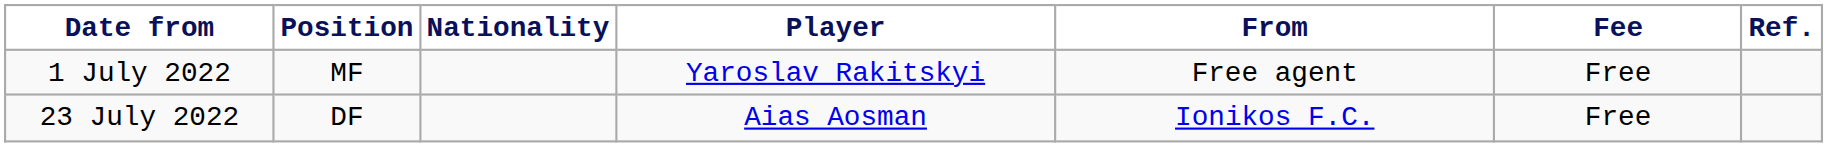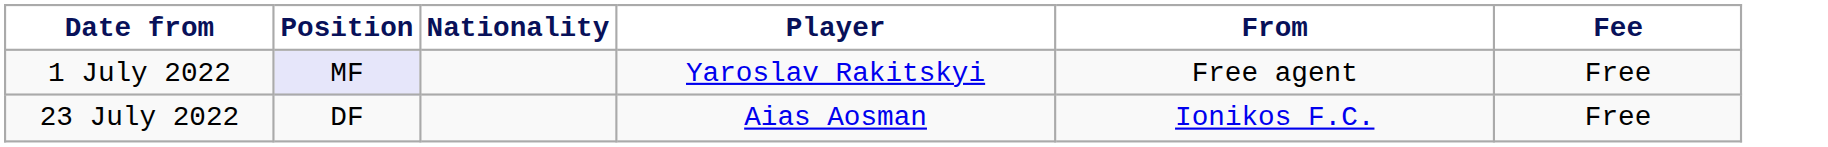- column: (1782, 28)
(347, 73) no background -> (347, 73) lavender background
